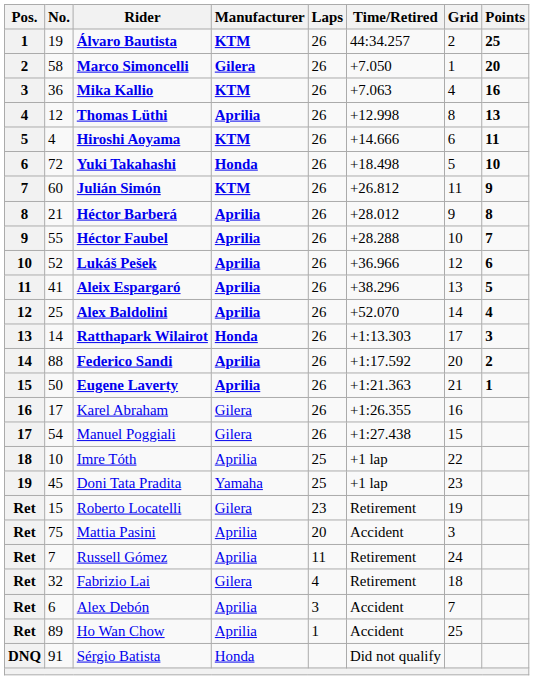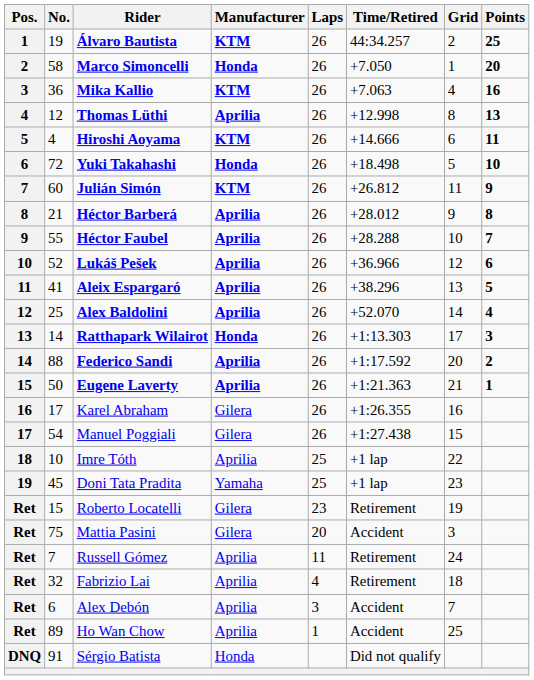(235, 66) Gilera -> (236, 66) Honda
(236, 532) Aprilia -> (233, 532) Gilera
(233, 581) Gilera -> (236, 581) Aprilia
